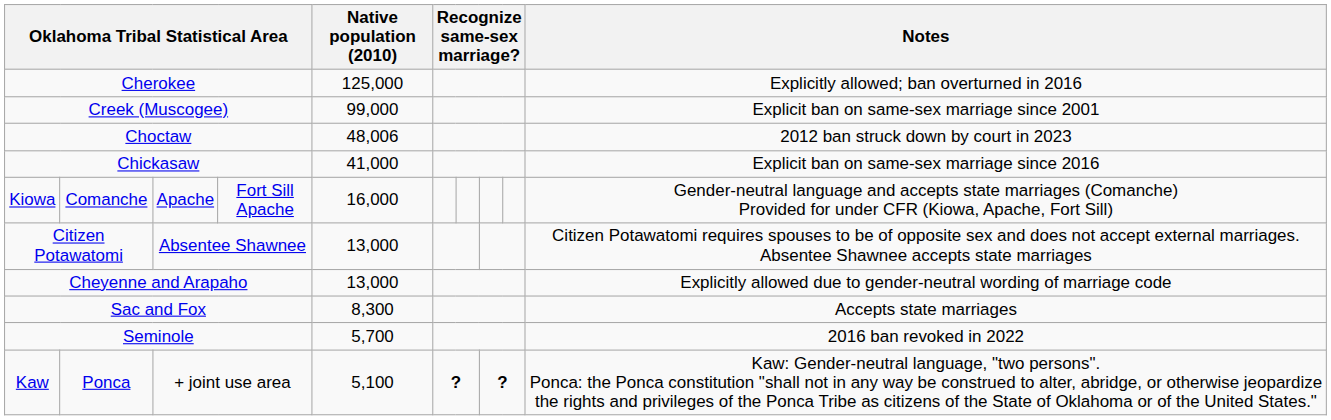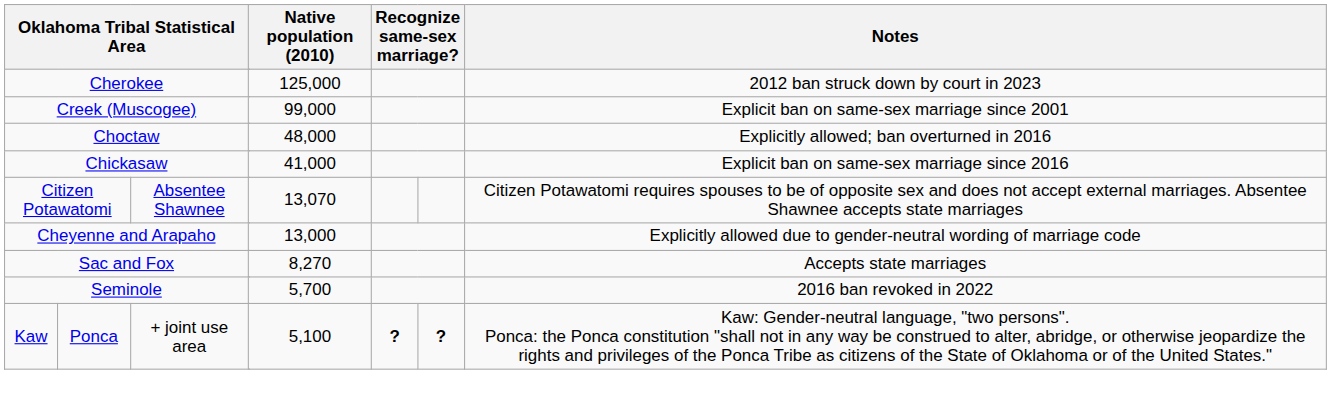(926, 83) Explicitly allowed; ban overturned in 2016 -> (895, 83) 2012 ban struck down by court in 2023
(373, 136) 48,006 -> (310, 136) 48,000
(926, 136) 2012 ban struck down by court in 2023 -> (895, 136) Explicitly allowed; ban overturned in 2016
- row: (32, 200)
(373, 246) 13,000 -> (310, 200) 13,070
(373, 309) 8,300 -> (310, 263) 8,270
